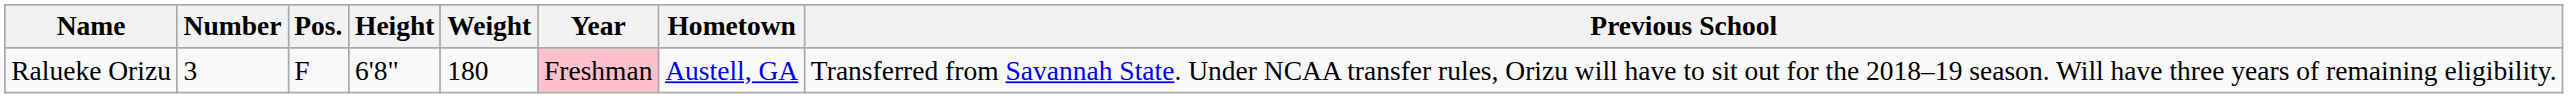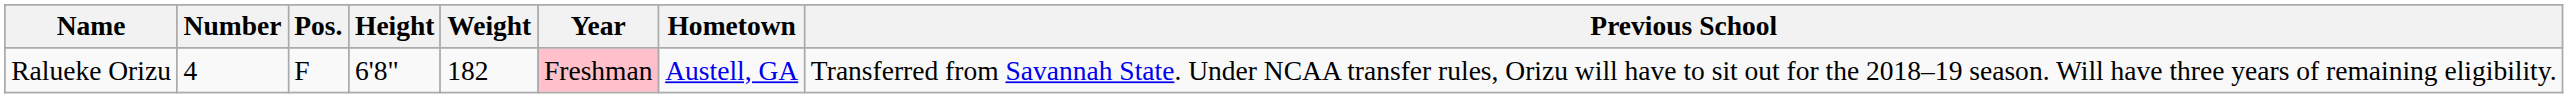(190, 69) 3 -> (190, 69) 4
(468, 69) 180 -> (468, 69) 182
